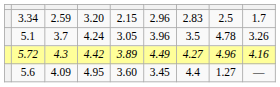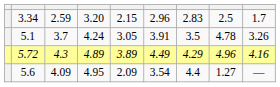(160, 36) 3.96 -> (160, 36) 3.91
(94, 54) 4.42 -> (94, 54) 4.89
(193, 54) 4.27 -> (193, 54) 4.29
(127, 72) 3.60 -> (127, 72) 2.09
(160, 72) 3.45 -> (160, 72) 3.54
